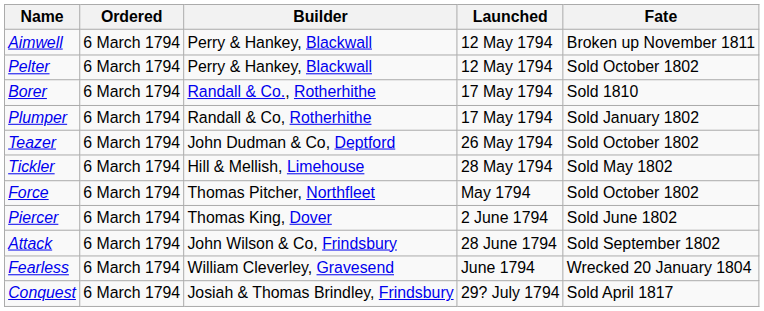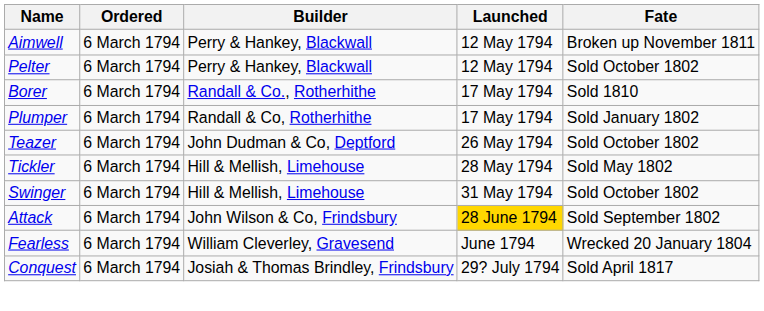+ row: (37, 192)
- row: (28, 192)
- row: (33, 218)
(509, 243) no background -> (509, 218) gold background
